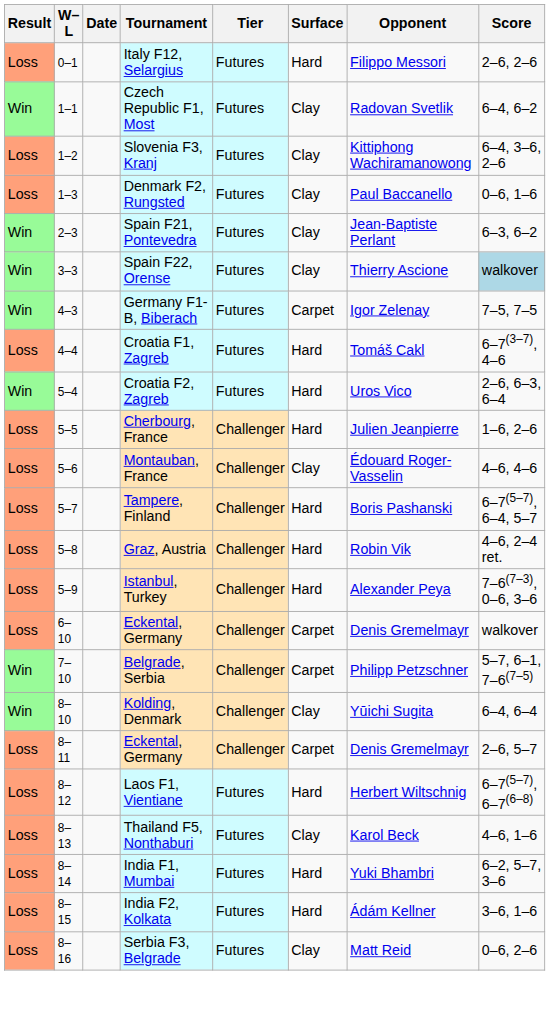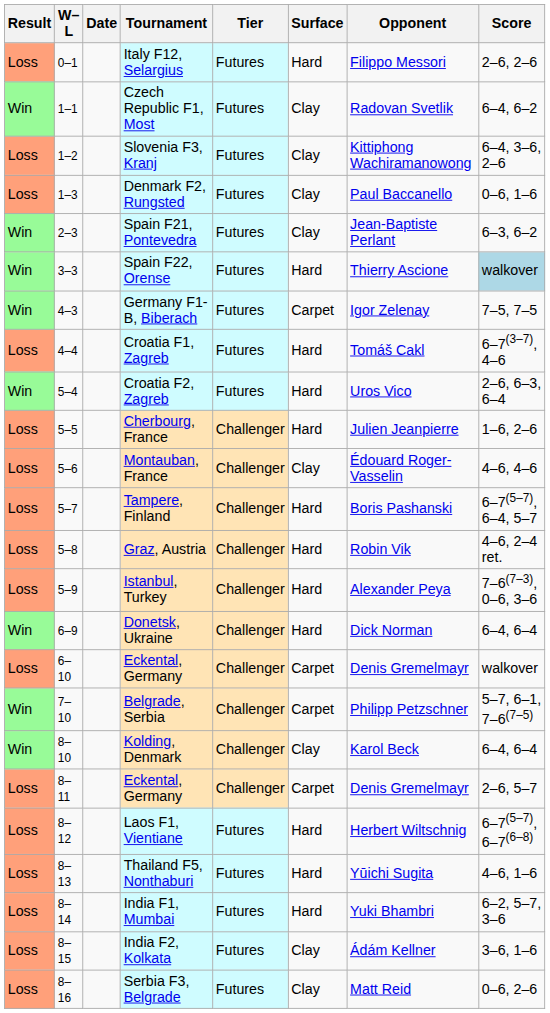(306, 271) Clay -> (307, 271) Hard
+ row: (68, 631)
(392, 711) Yūichi Sugita -> (385, 750) Karol Beck
(306, 835) Clay -> (307, 873) Hard
(385, 835) Karol Beck -> (392, 873) Yūichi Sugita
(307, 912) Hard -> (306, 950) Clay
